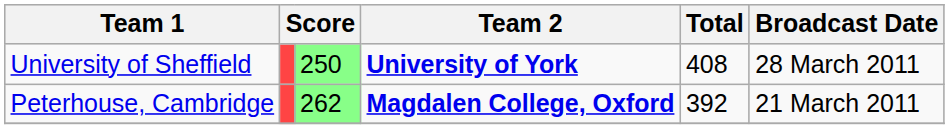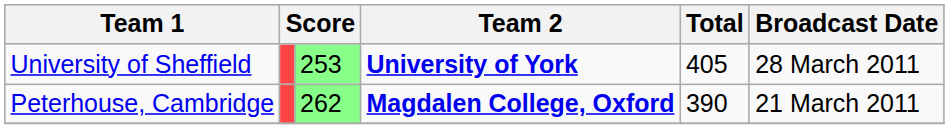(321, 63) 250 -> (321, 63) 253
(707, 63) 408 -> (707, 63) 405
(707, 103) 392 -> (707, 103) 390
